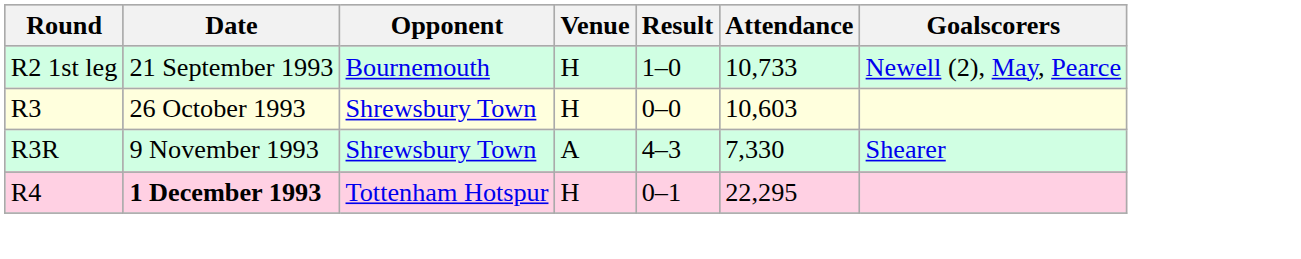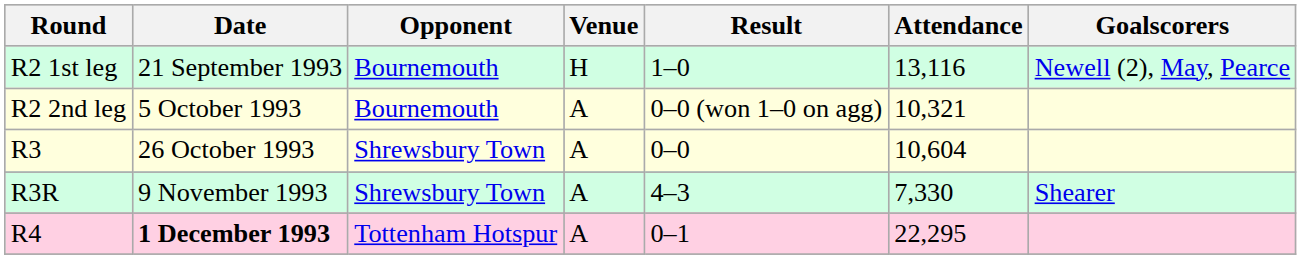(761, 66) 10,733 -> (930, 66) 13,116
+ row: (68, 108)
(570, 108) H -> (579, 150) A
(761, 108) 10,603 -> (930, 150) 10,604
(570, 191) H -> (579, 233) A
